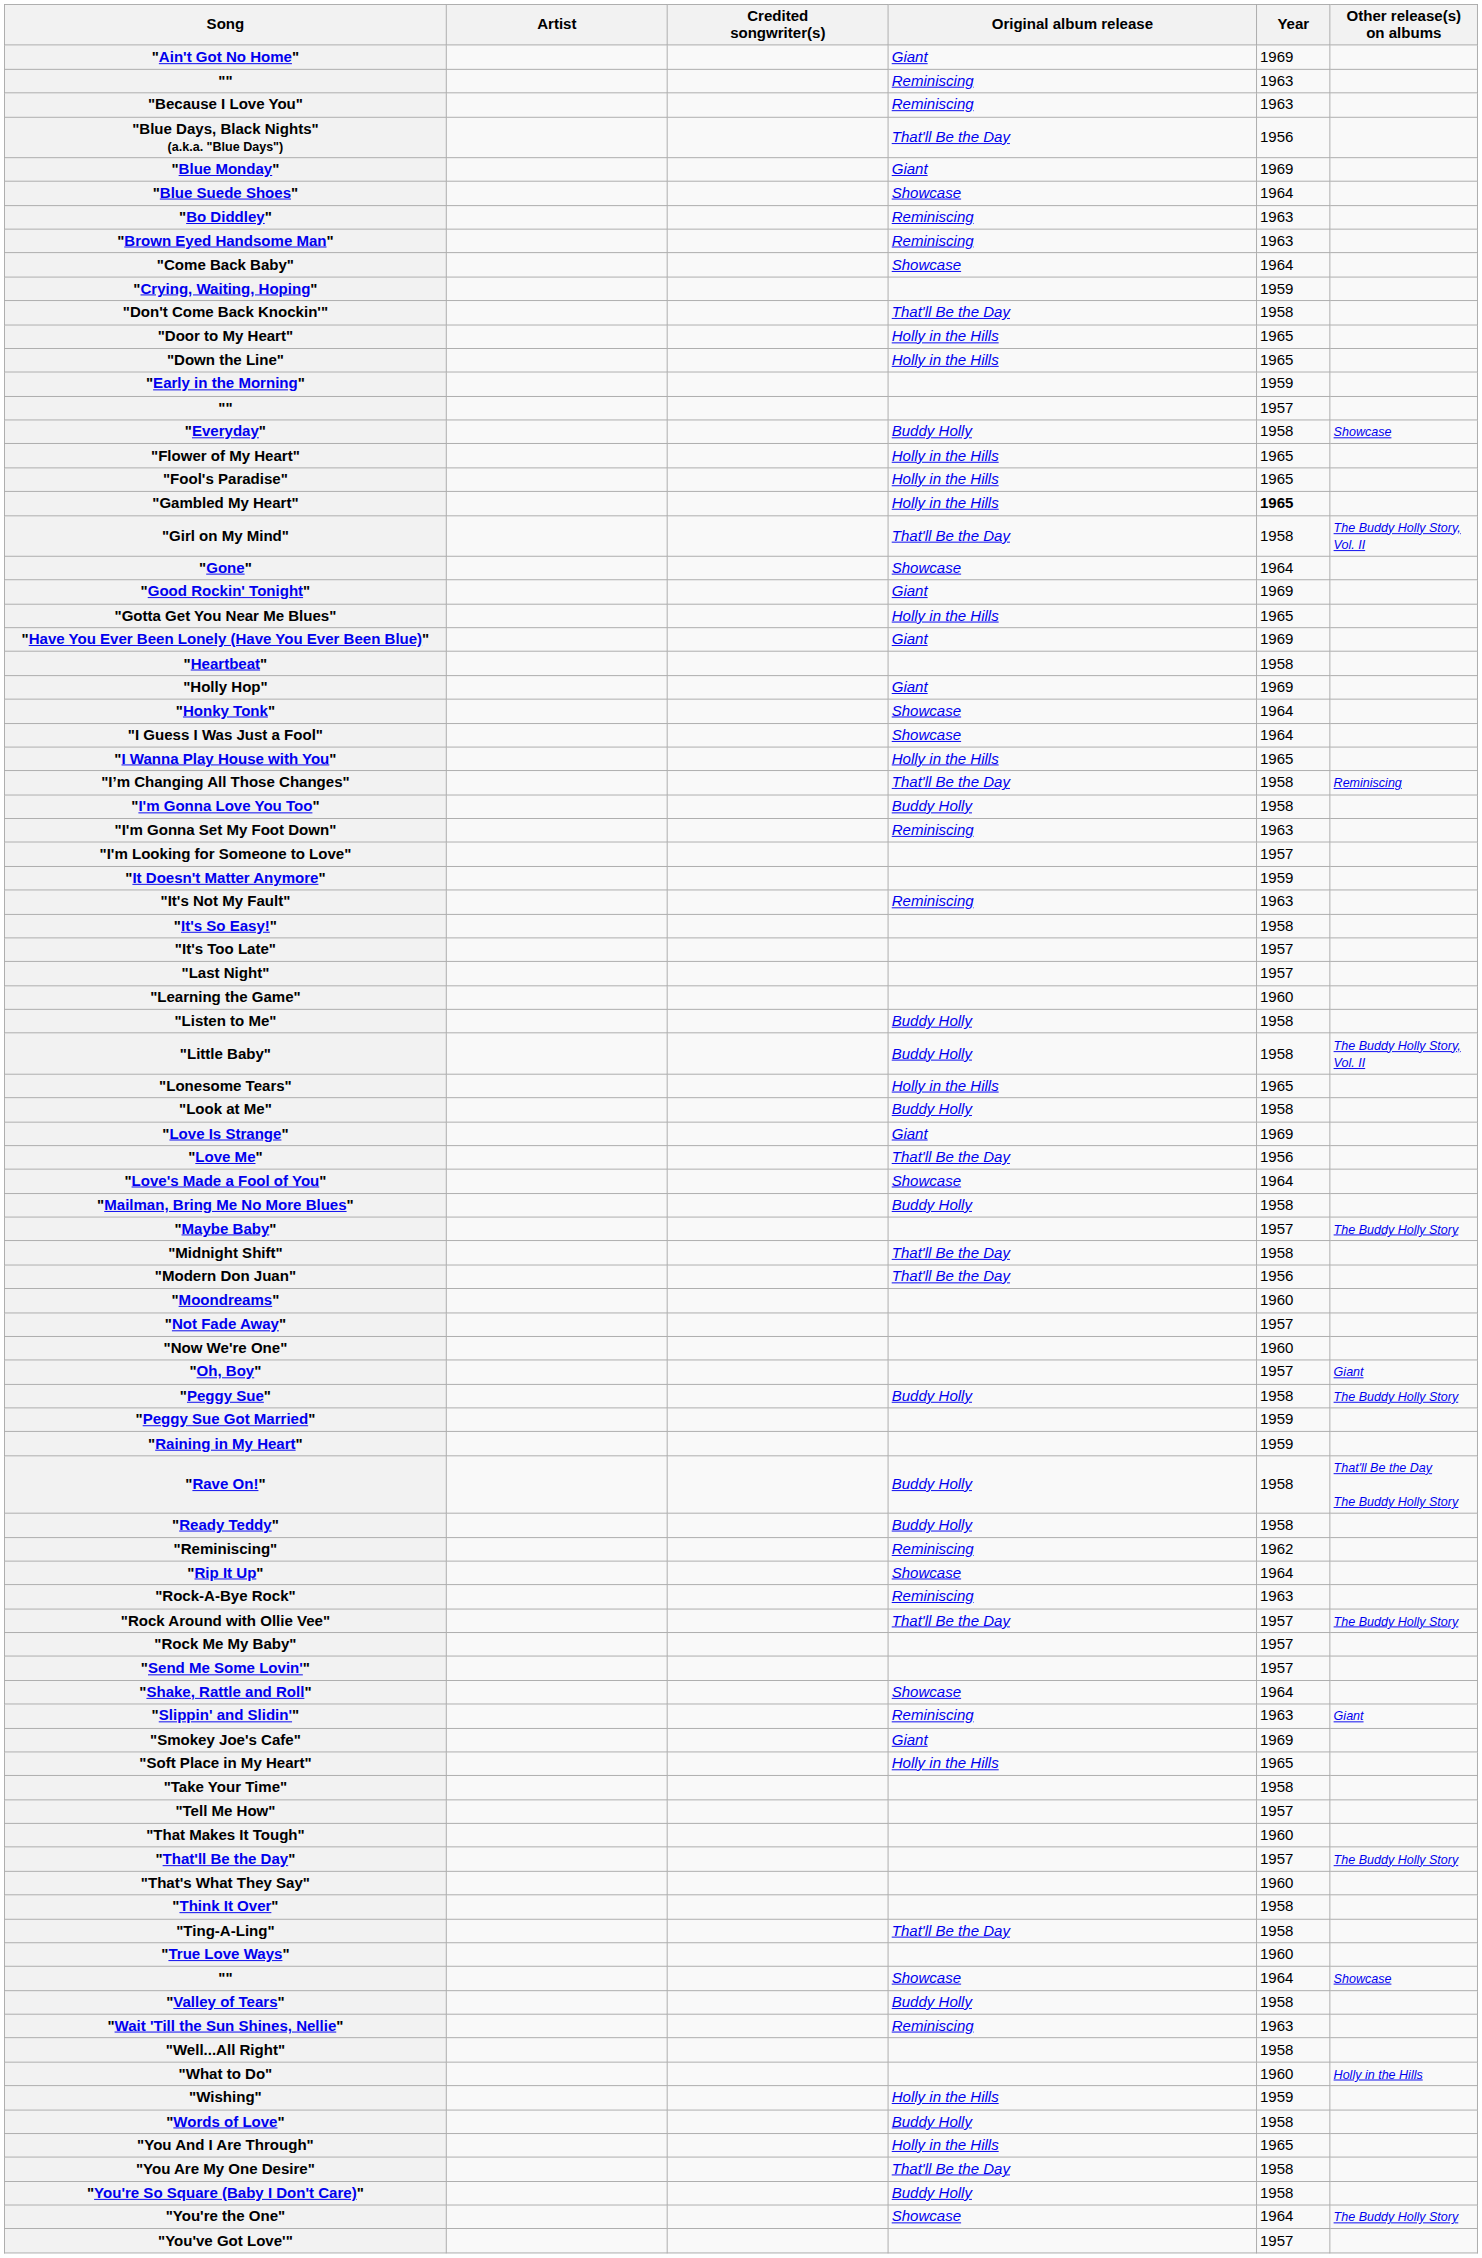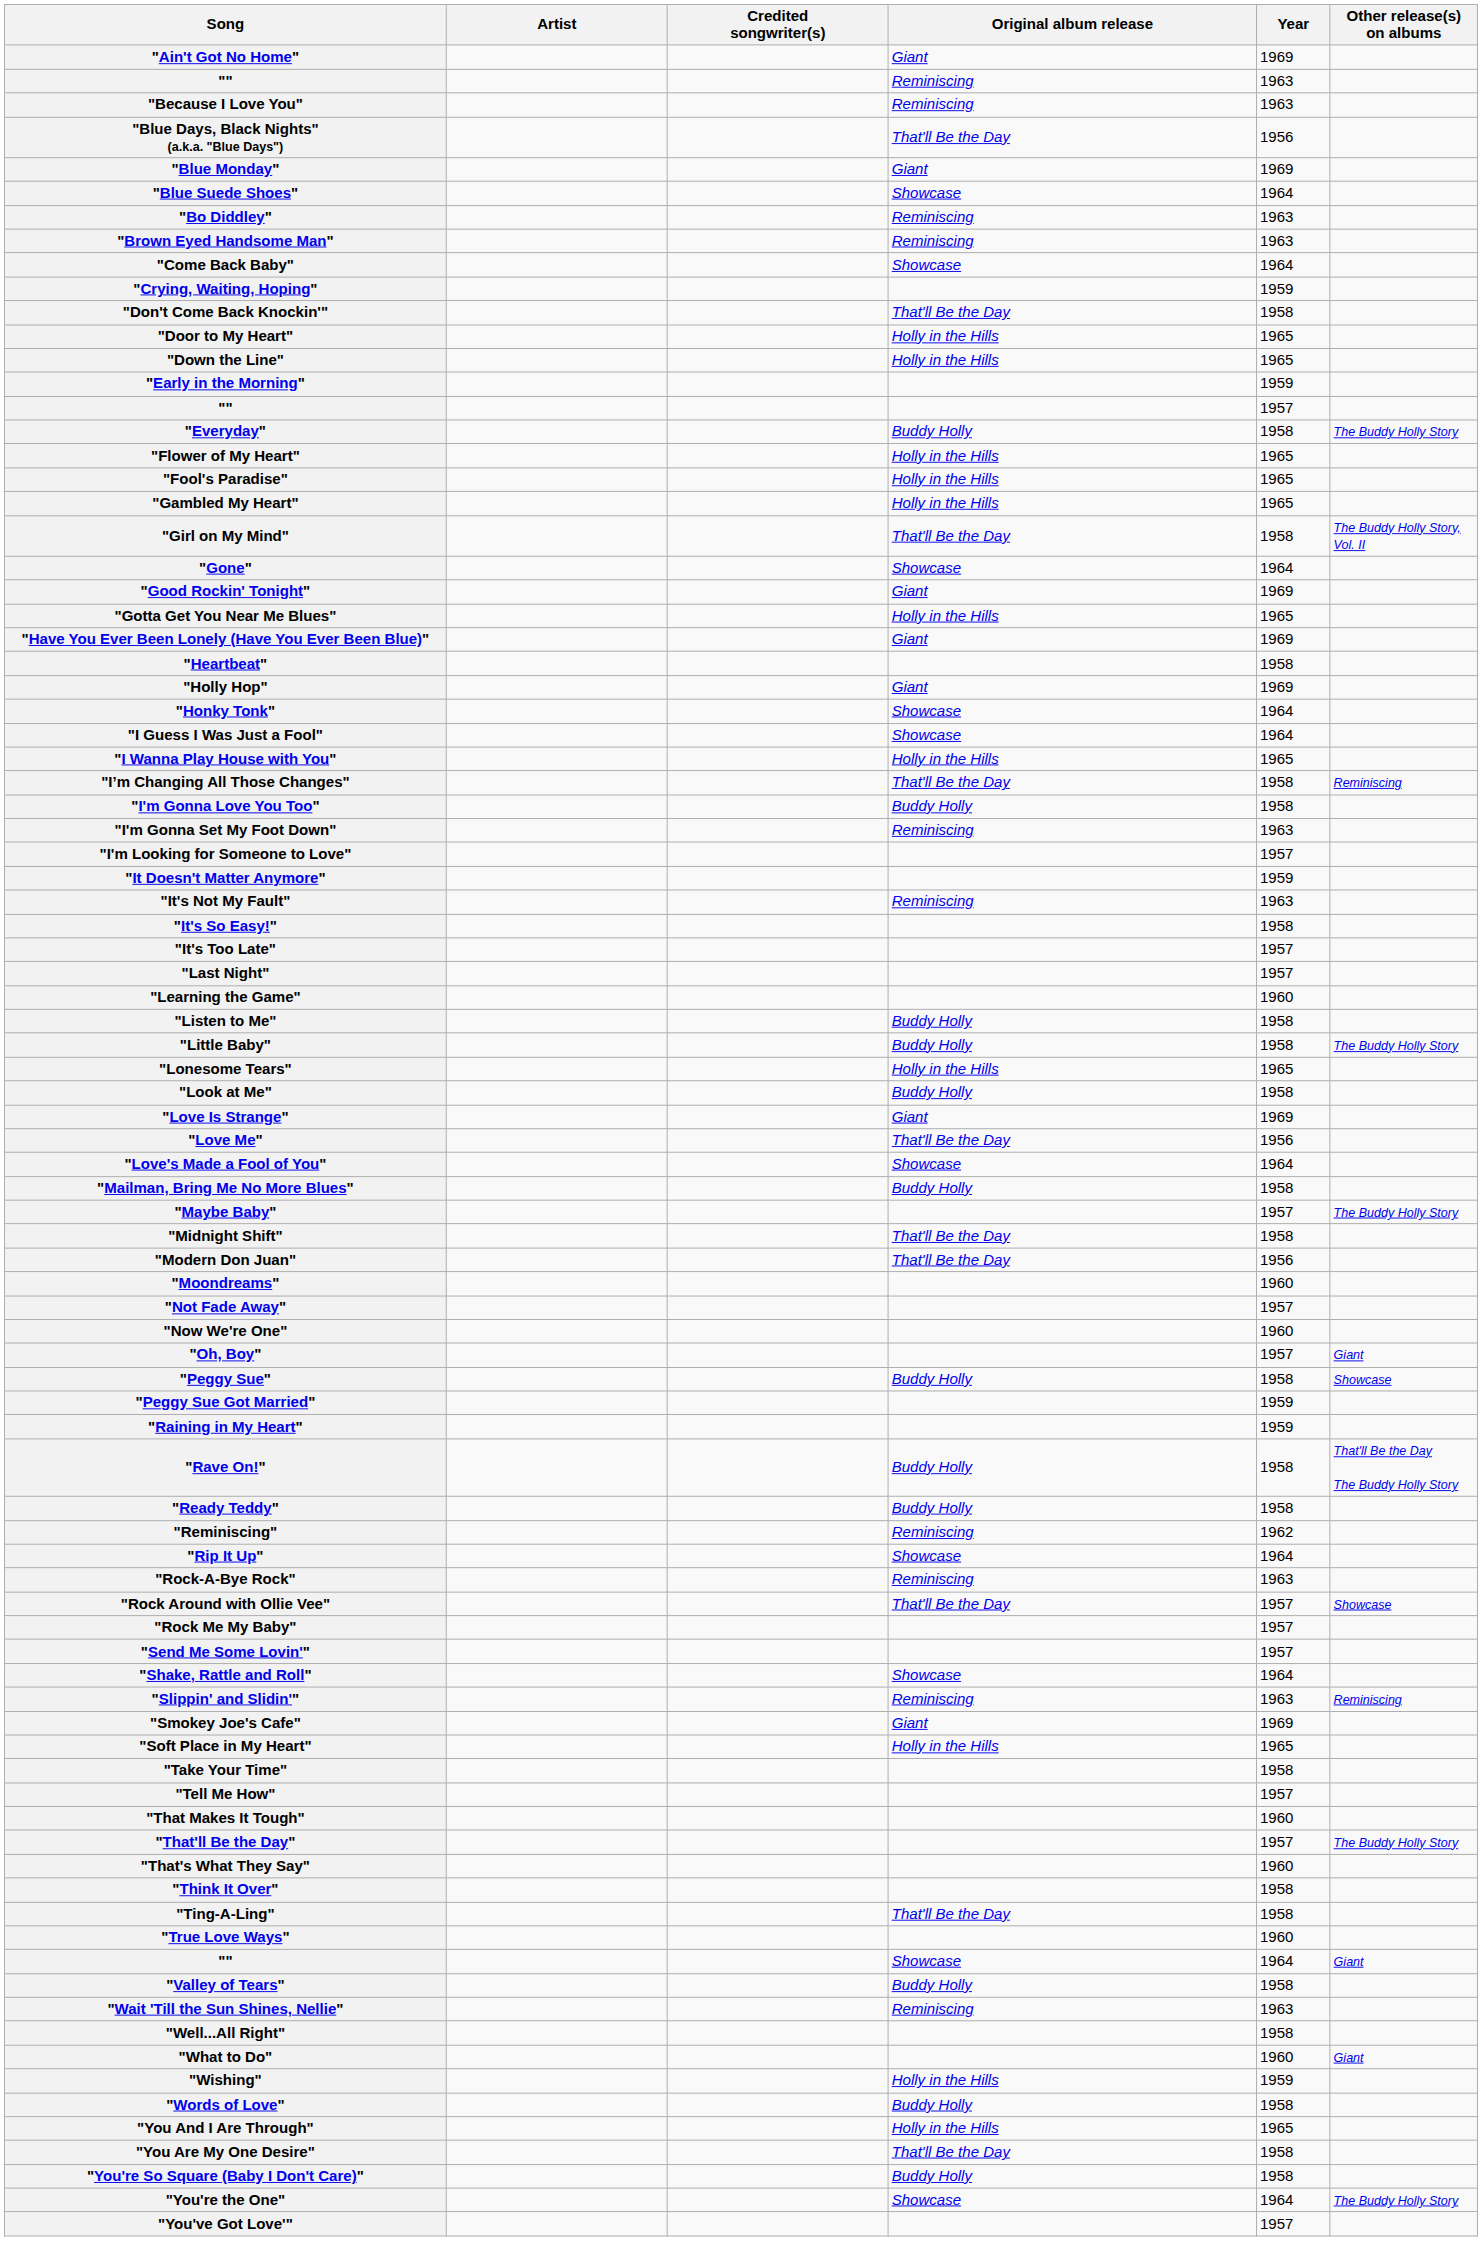(1363, 432) Showcase -> (1396, 432) The Buddy Holly Story
(1277, 503) bold -> (1277, 503) normal
(1397, 1054) The Buddy Holly Story, Vol. II -> (1396, 1046) The Buddy Holly Story
(1396, 1396) The Buddy Holly Story -> (1363, 1380) Showcase
(1396, 1621) The Buddy Holly Story -> (1363, 1604) Showcase
(1349, 1717) Giant -> (1368, 1700) Reminiscing
(1363, 1979) Showcase -> (1349, 1962) Giant
(1378, 2074) Holly in the Hills -> (1349, 2057) Giant
